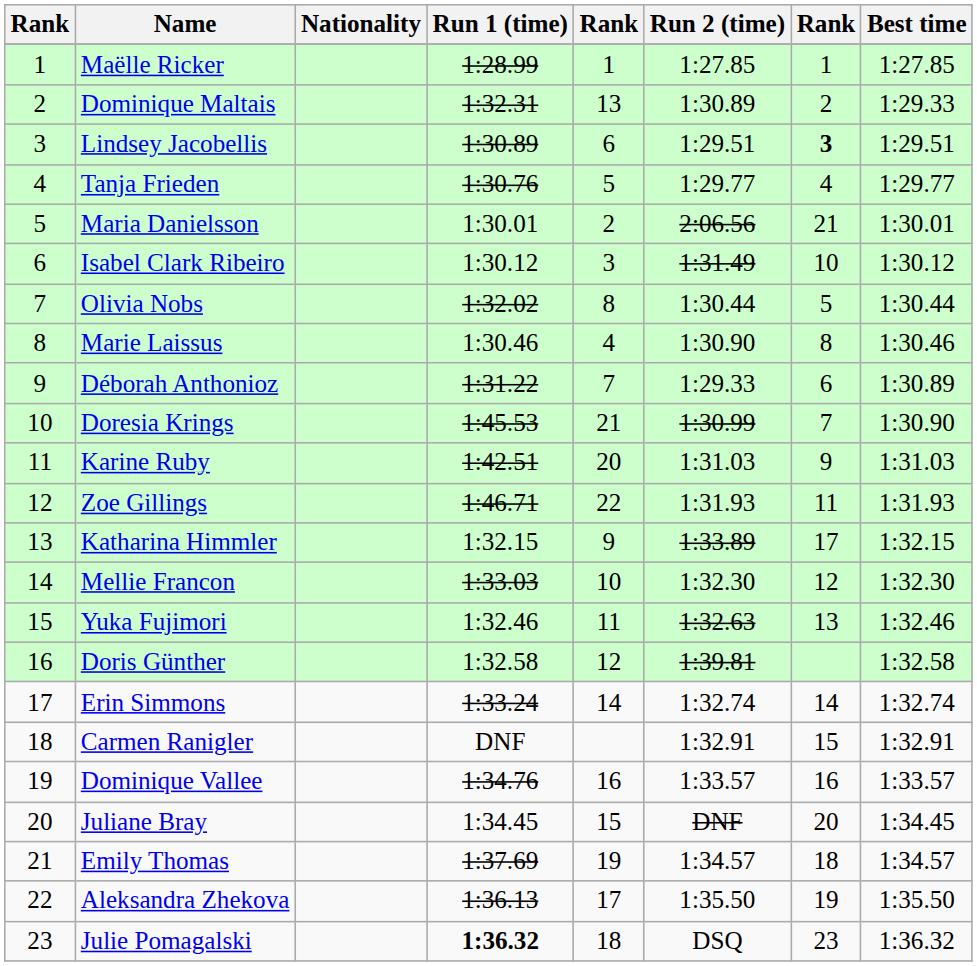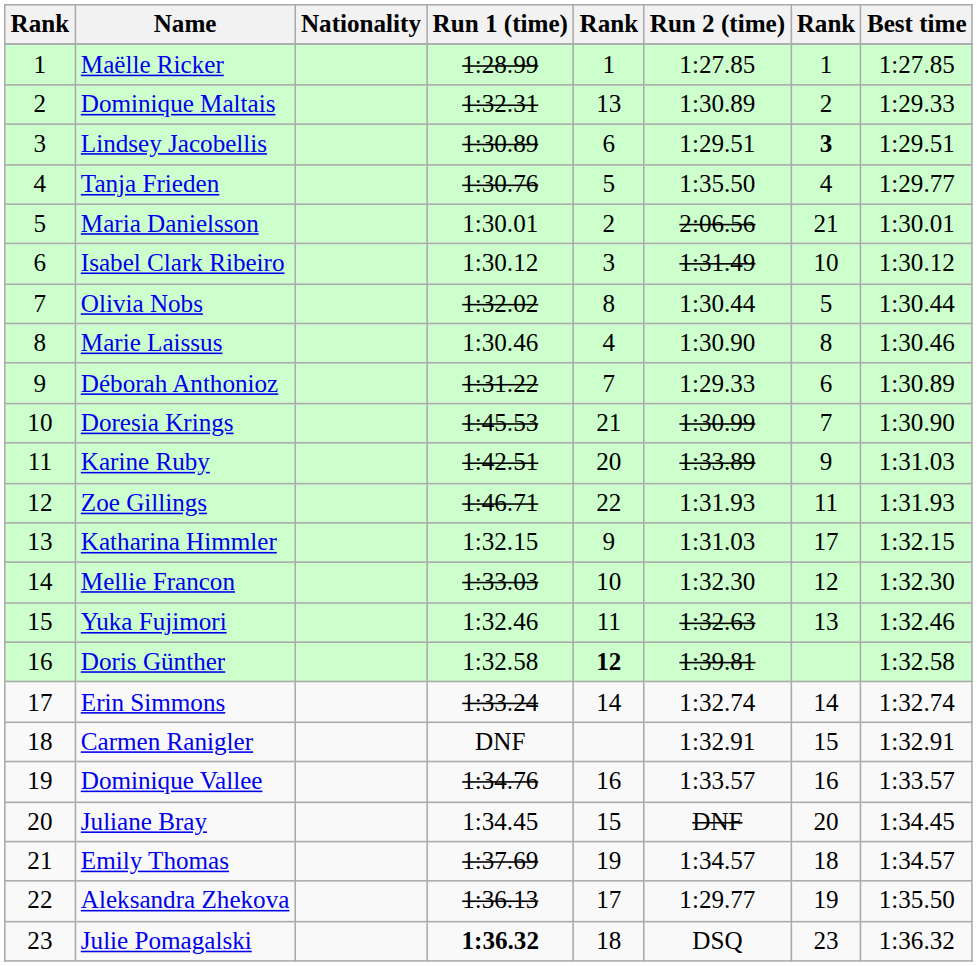(717, 183) 1:29.77 -> (717, 183) 1:35.50
(717, 462) 1:31.03 -> (717, 462) 1:33.89
(717, 542) 1:33.89 -> (717, 542) 1:31.03
(609, 661) normal -> (609, 661) bold
(717, 900) 1:35.50 -> (717, 900) 1:29.77
